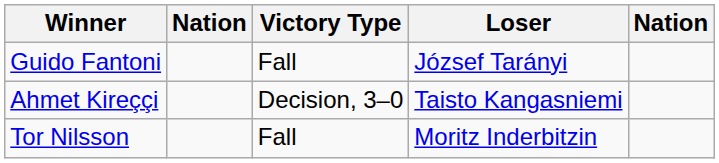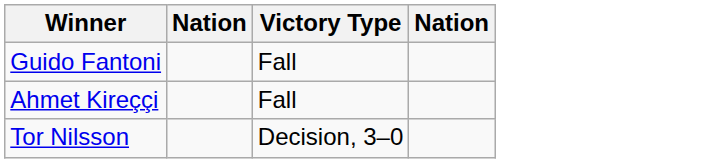- column: (518, 23)
(331, 99) Decision, 3–0 -> (277, 99) Fall
(277, 137) Fall -> (331, 137) Decision, 3–0
